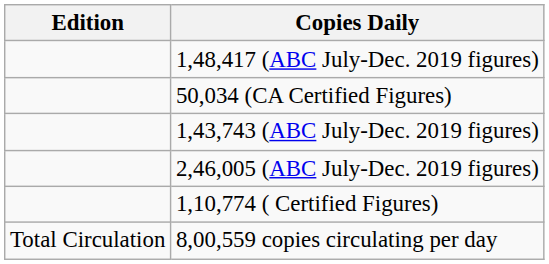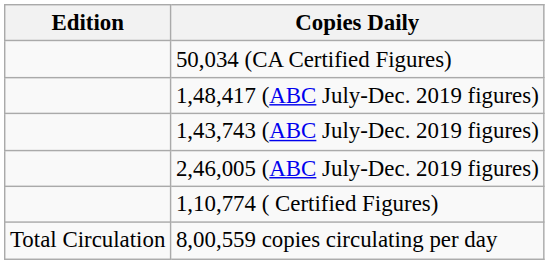rows swapped: (357, 58) <-> (314, 95)
